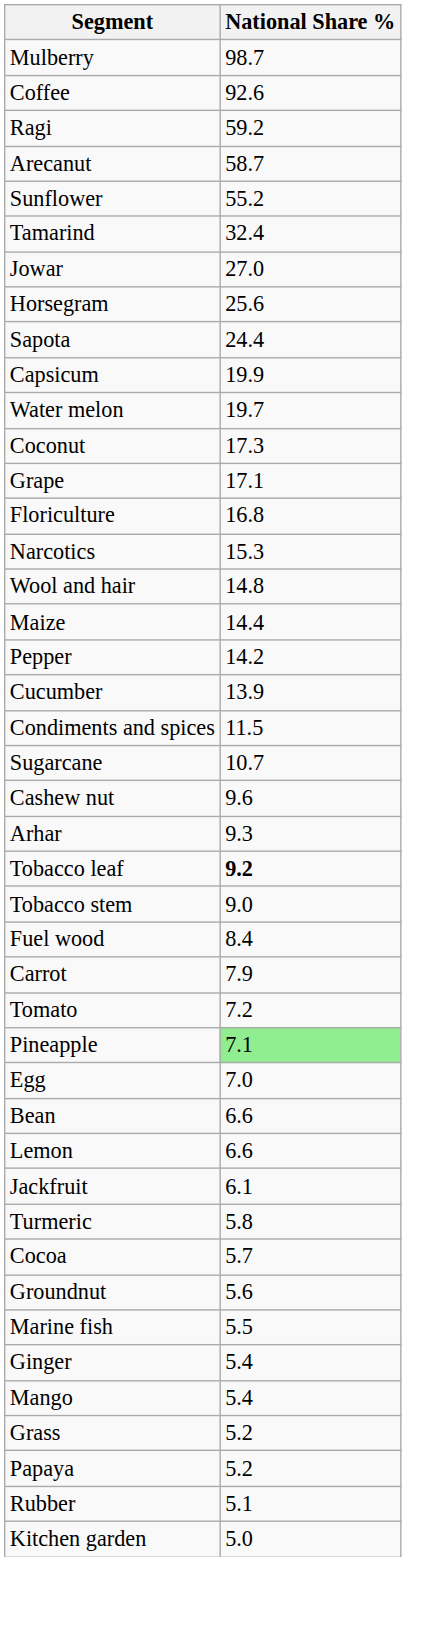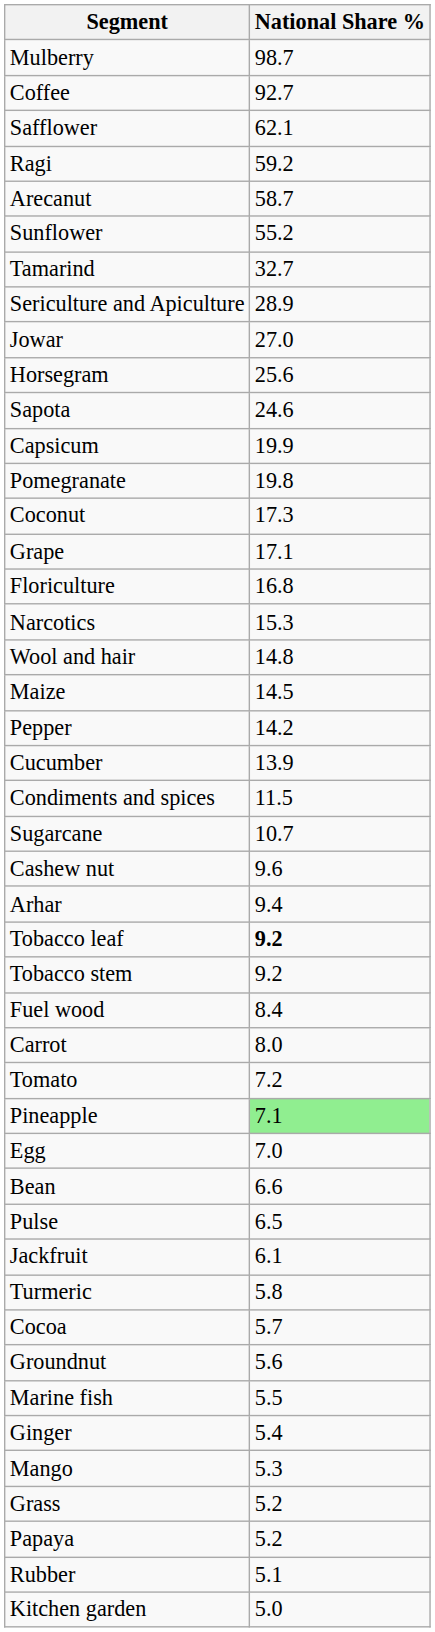(245, 92) 92.6 -> (274, 92) 92.7
+ row: (53, 127)
(245, 233) 32.4 -> (274, 269) 32.7
+ row: (127, 304)
(245, 339) 24.4 -> (274, 410) 24.6
+ row: (68, 480)
- row: (67, 410)
(245, 621) 14.4 -> (274, 692) 14.5
(239, 833) 9.3 -> (269, 903) 9.4
(239, 903) 9.0 -> (269, 974) 9.2
(239, 974) 7.9 -> (269, 1045) 8.0
- row: (41, 1150)
+ row: (34, 1221)
(239, 1397) 5.4 -> (269, 1468) 5.3
